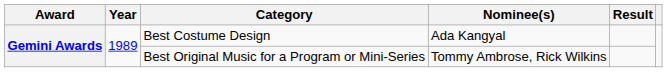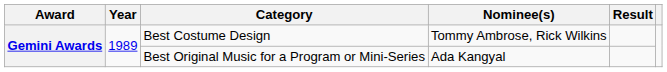(468, 35) Ada Kangyal -> (519, 35) Tommy Ambrose, Rick Wilkins
(519, 56) Tommy Ambrose, Rick Wilkins -> (468, 56) Ada Kangyal
